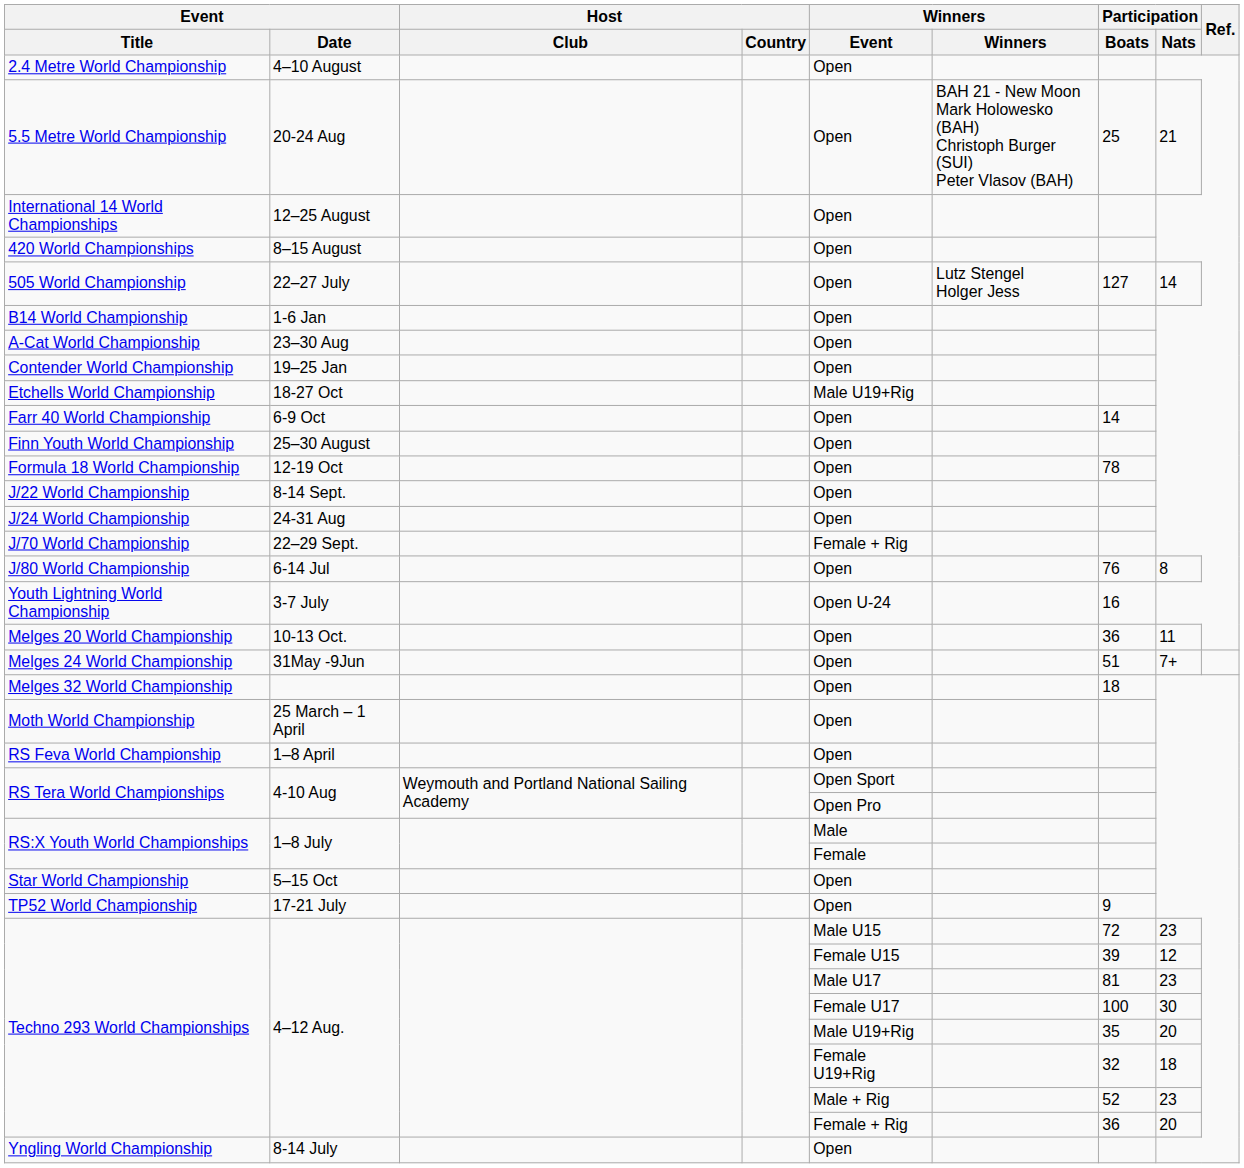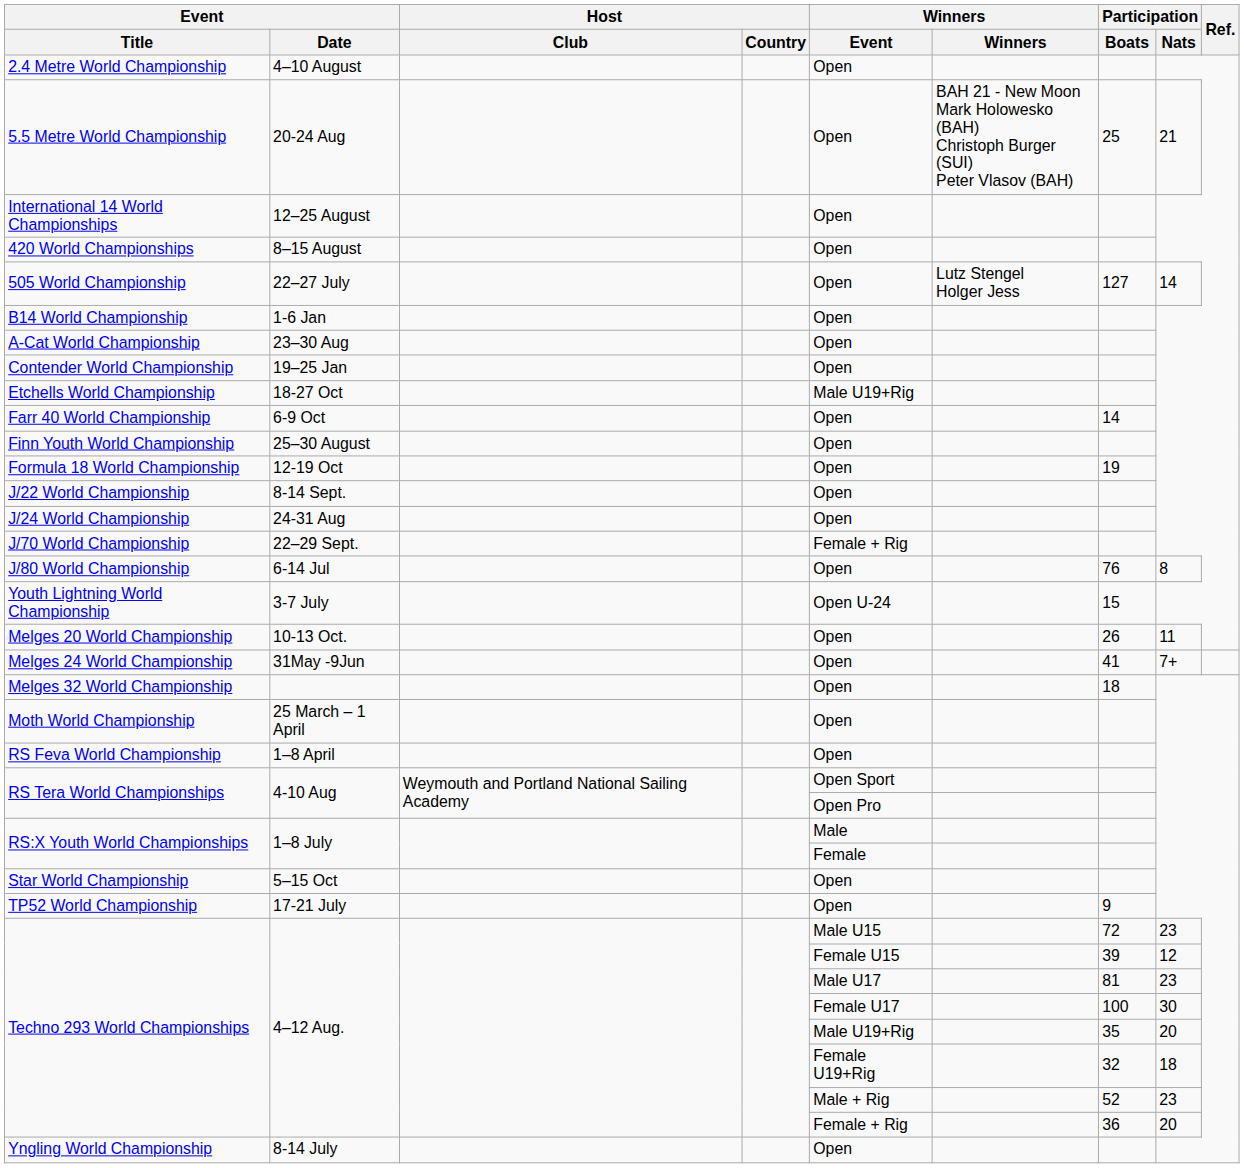(1111, 468) 78 -> (1111, 468) 19
(1111, 602) 16 -> (1111, 602) 15
(1111, 636) 36 -> (1111, 636) 26
(1111, 662) 51 -> (1111, 662) 41
